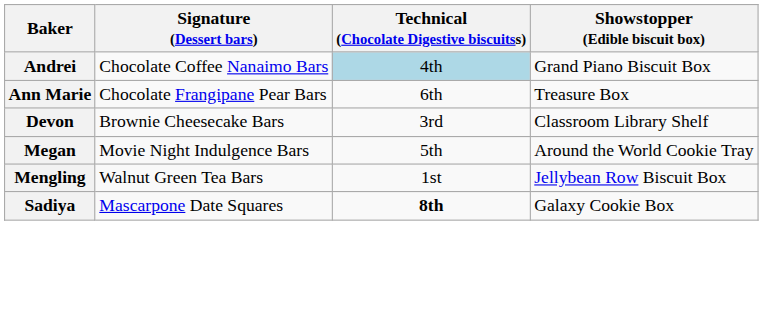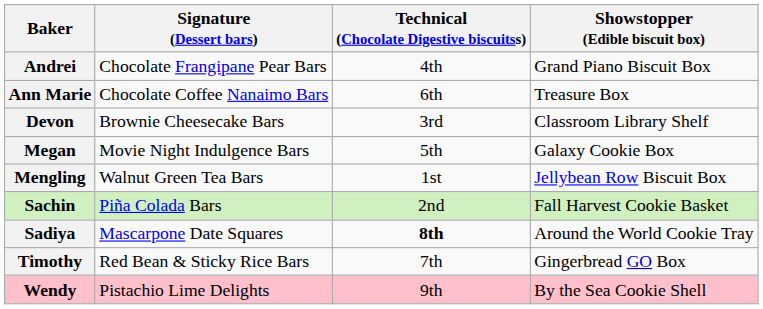(214, 66) Chocolate Coffee Nanaimo Bars -> (213, 66) Chocolate Frangipane Pear Bars
(431, 66) lightblue background -> (431, 66) no background
(213, 94) Chocolate Frangipane Pear Bars -> (214, 94) Chocolate Coffee Nanaimo Bars
(644, 149) Around the World Cookie Tray -> (604, 149) Galaxy Cookie Box
+ row: (50, 205)
(604, 205) Galaxy Cookie Box -> (644, 233) Around the World Cookie Tray
+ row: (50, 261)
+ row: (50, 289)
